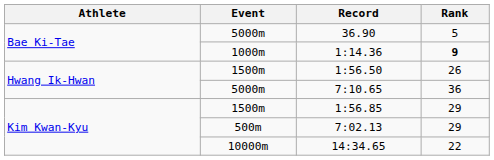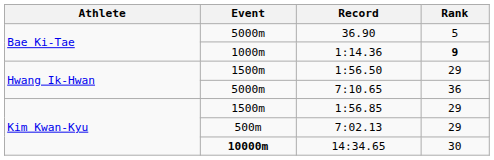(455, 70) 26 -> (455, 70) 29
(248, 146) normal -> (248, 146) bold
(455, 146) 22 -> (455, 146) 30
